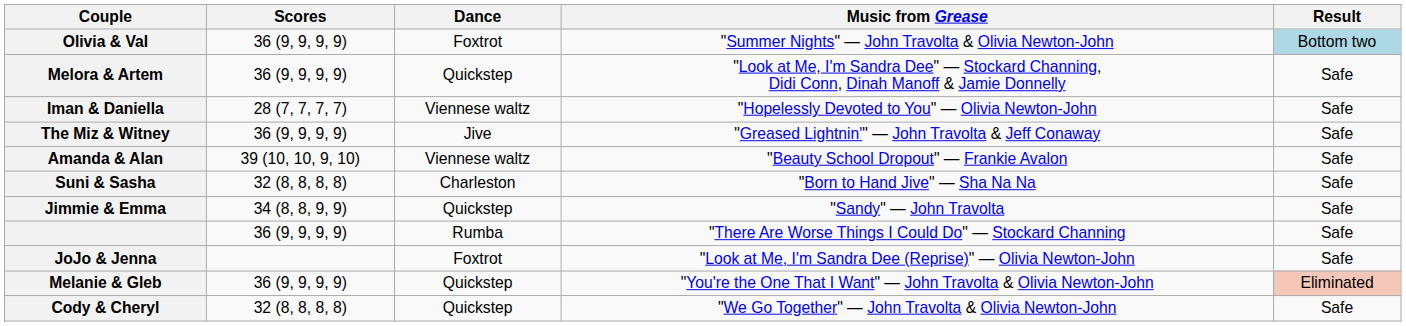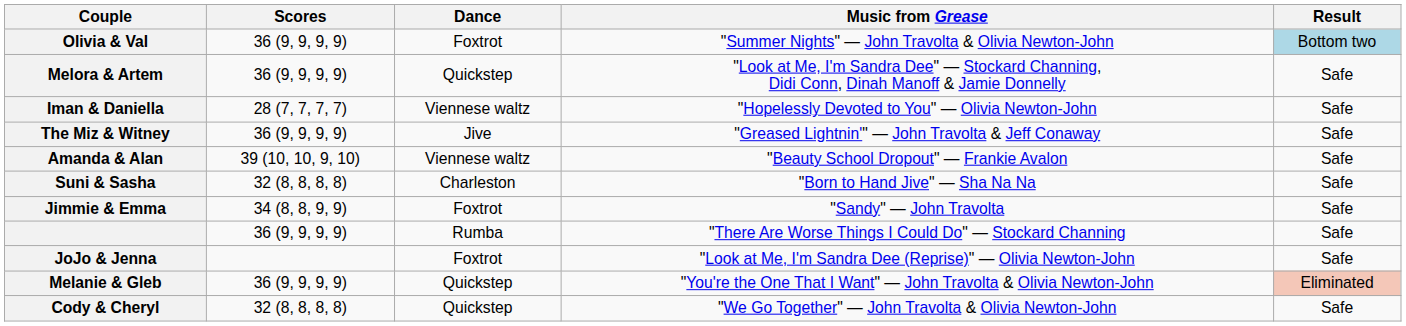(478, 208) Quickstep -> (478, 208) Foxtrot
